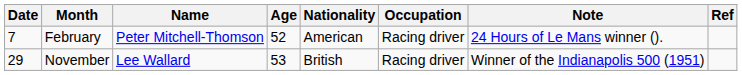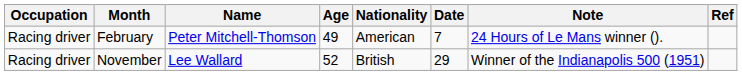columns swapped: (23, 15) <-> (423, 15)
(278, 37) 52 -> (330, 37) 49
(278, 59) 53 -> (330, 59) 52
